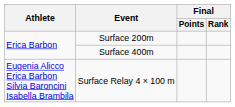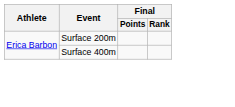- row: (126, 81)
